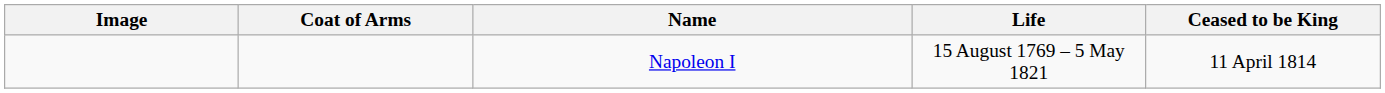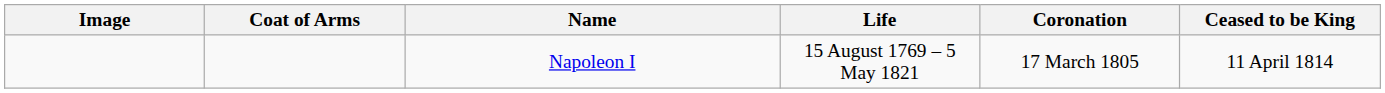+ column: (1080, 19)
